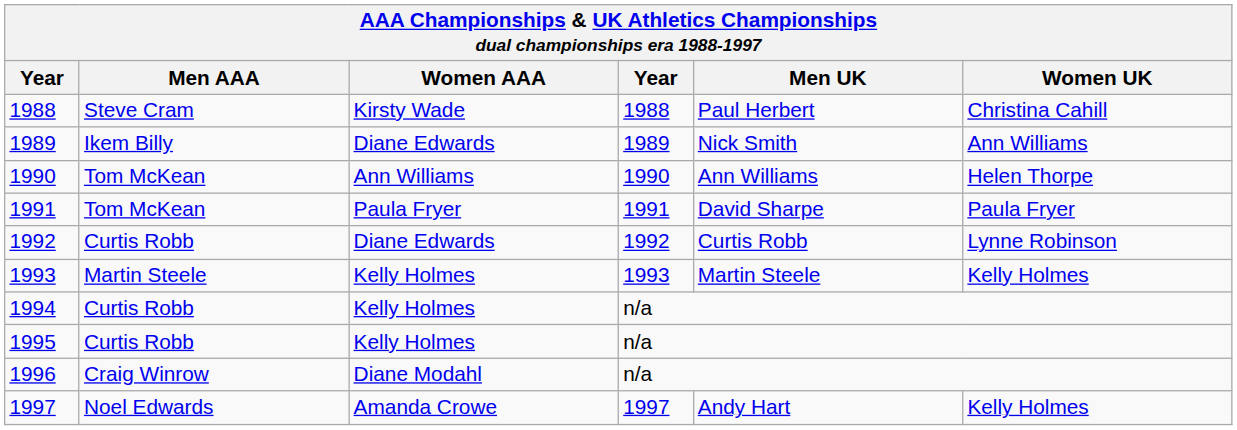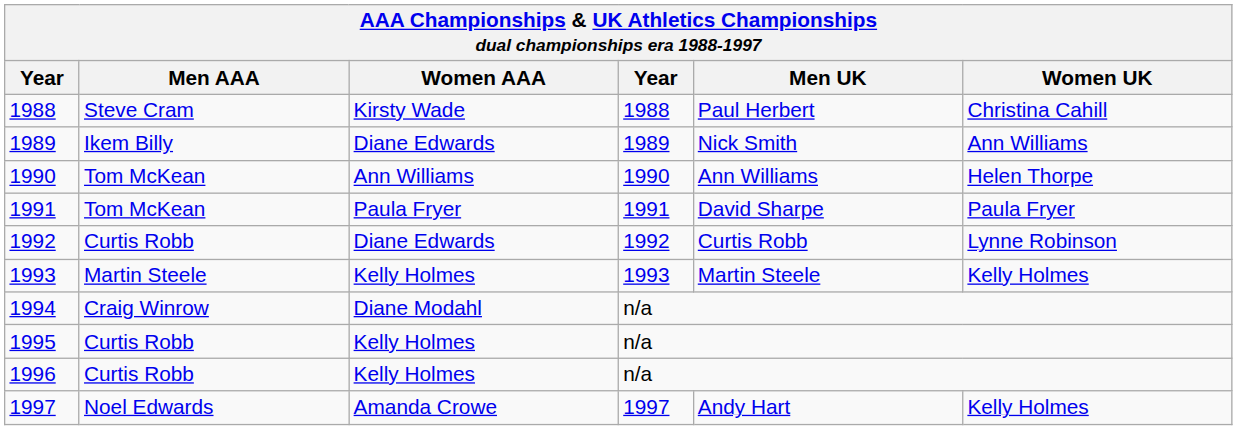(139, 308) Curtis Robb -> (146, 308) Craig Winrow
(414, 308) Kelly Holmes -> (418, 308) Diane Modahl
(146, 374) Craig Winrow -> (139, 374) Curtis Robb
(418, 374) Diane Modahl -> (414, 374) Kelly Holmes
